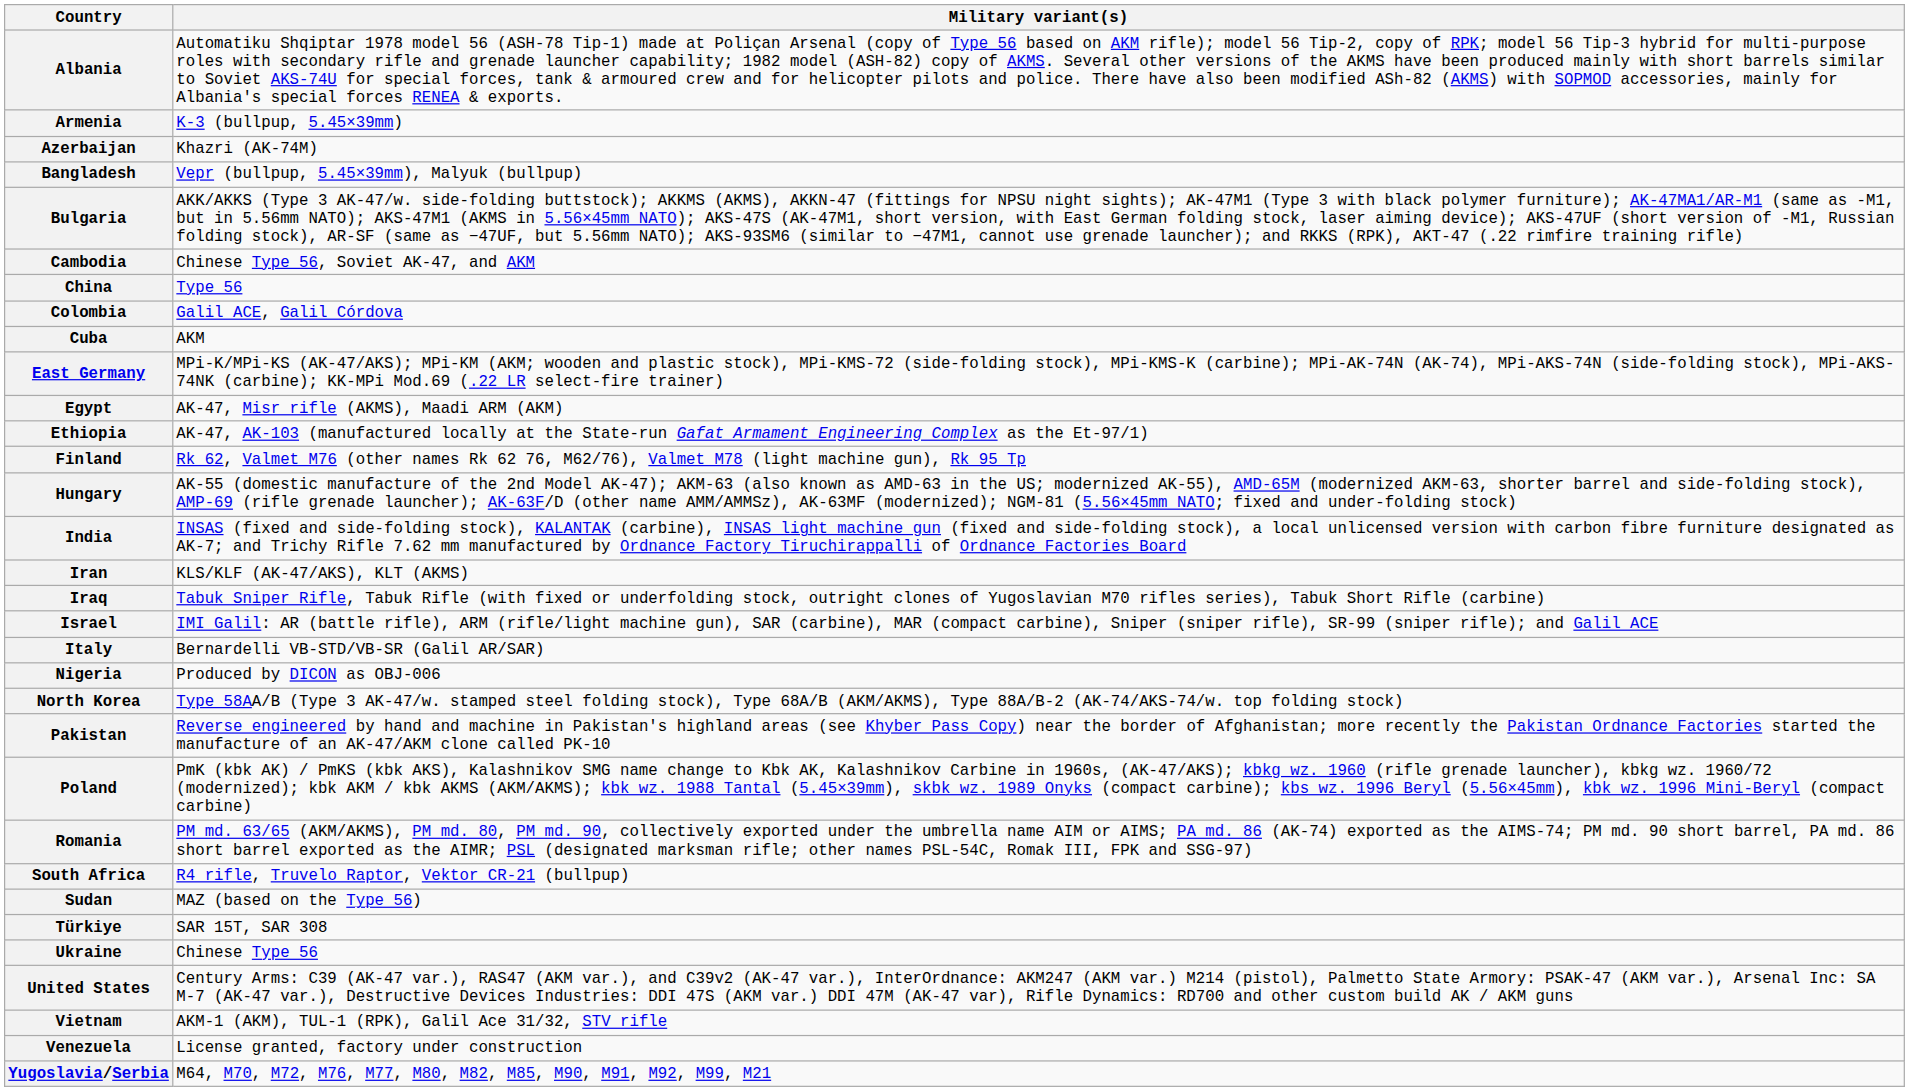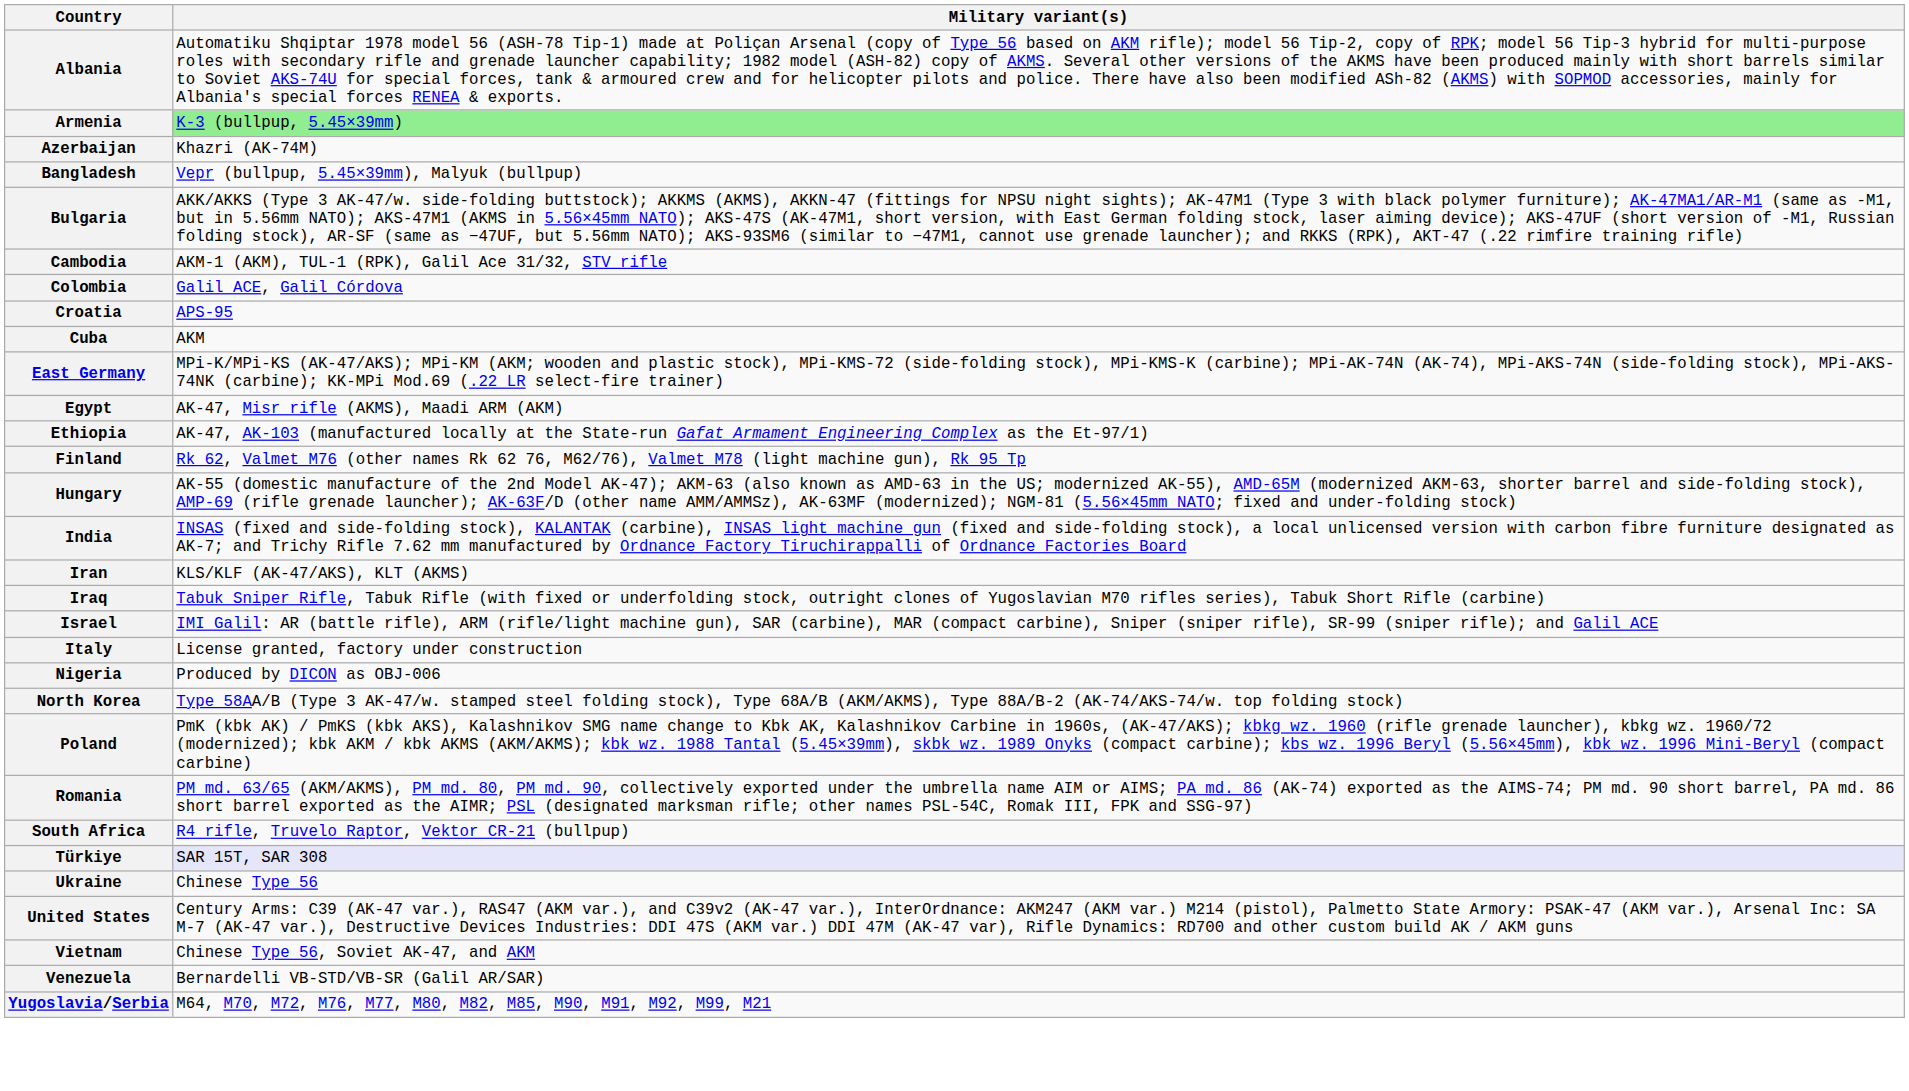(290, 123) no background -> (290, 123) lightgreen background
(356, 262) Chinese Type 56, Soviet AK-47, and AKM -> (422, 262) AKM-1 (AKM), TUL-1 (RPK), Galil Ace 31/32, STV rifle
- row: (89, 288)
+ row: (89, 313)
(360, 650) Bernardelli VB-STD/VB-SR (Galil AR/SAR) -> (379, 650) License granted, factory under construction
- row: (89, 736)
- row: (89, 902)
(252, 927) no background -> (252, 858) lavender background
(422, 1022) AKM-1 (AKM), TUL-1 (RPK), Galil Ace 31/32, STV rifle -> (356, 953) Chinese Type 56, Soviet AK-47, and AKM
(379, 1048) License granted, factory under construction -> (360, 979) Bernardelli VB-STD/VB-SR (Galil AR/SAR)
